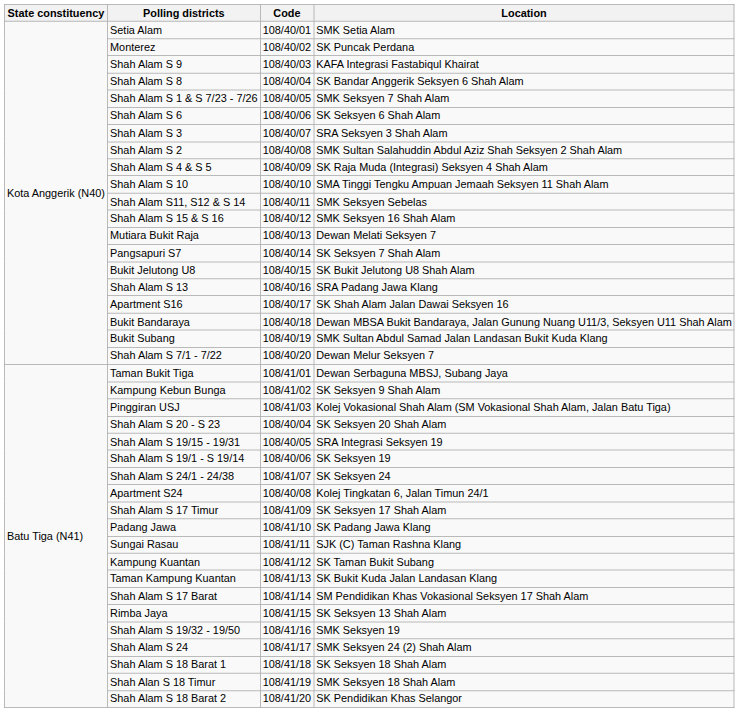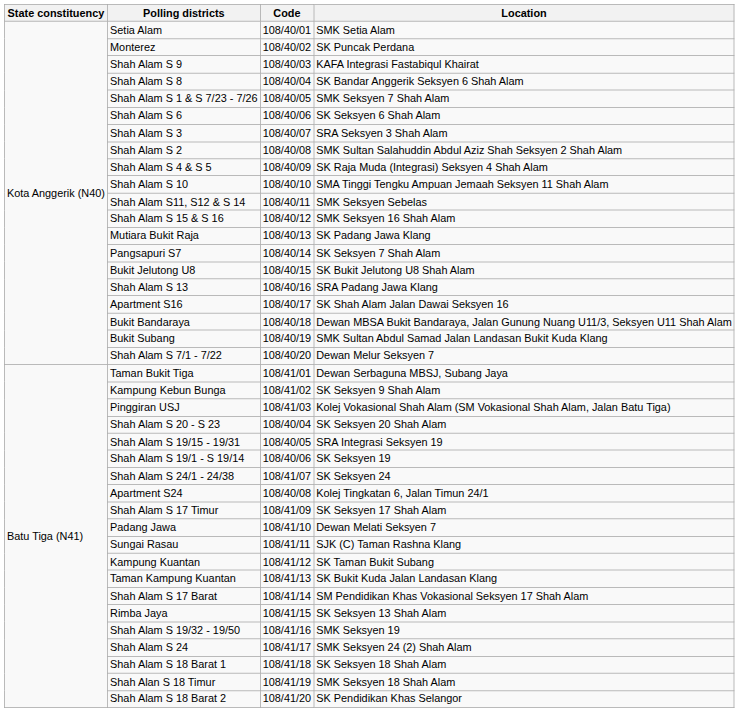(376, 236) Dewan Melati Seksyen 7 -> (373, 236) SK Padang Jawa Klang
(373, 527) SK Padang Jawa Klang -> (376, 527) Dewan Melati Seksyen 7
